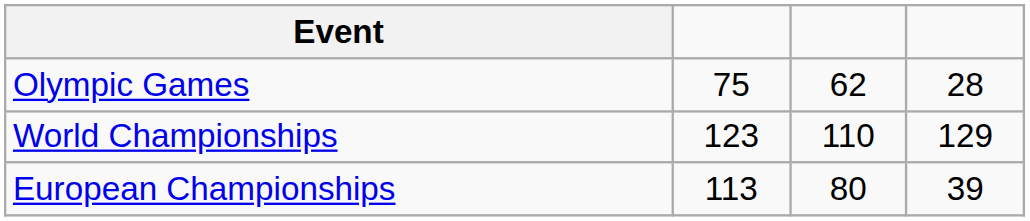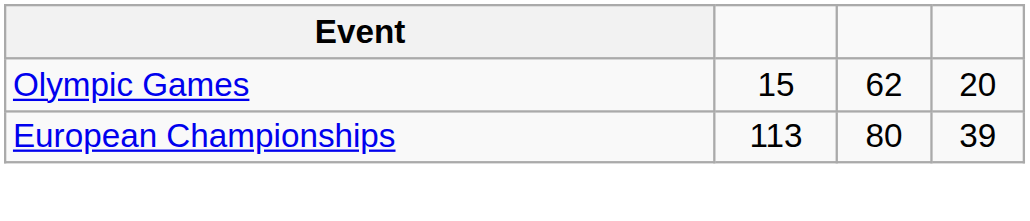(731, 84) 75 -> (776, 84) 15
(965, 84) 28 -> (978, 84) 20
- row: (175, 137)
